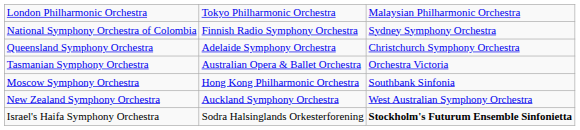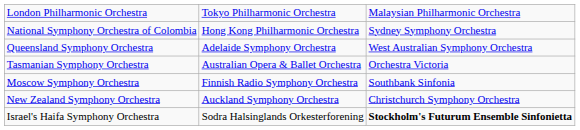(280, 30) Finnish Radio Symphony Orchestra -> (280, 30) Hong Kong Philharmonic Orchestra
(444, 47) Christchurch Symphony Orchestra -> (450, 47) West Australian Symphony Orchestra
(280, 82) Hong Kong Philharmonic Orchestra -> (280, 82) Finnish Radio Symphony Orchestra
(450, 99) West Australian Symphony Orchestra -> (444, 99) Christchurch Symphony Orchestra
